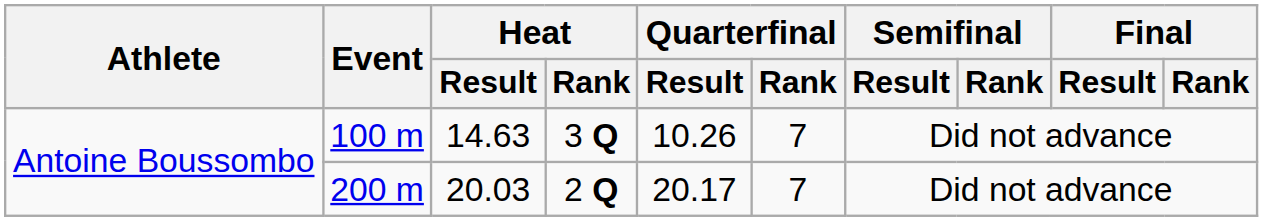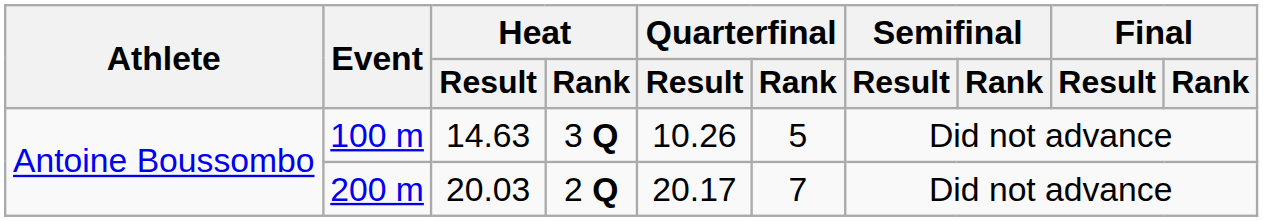(798, 136) 7 -> (798, 136) 5
